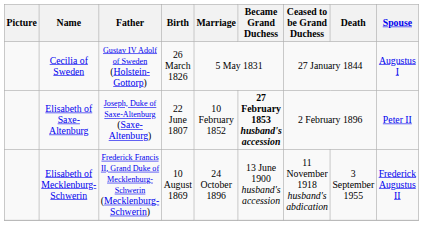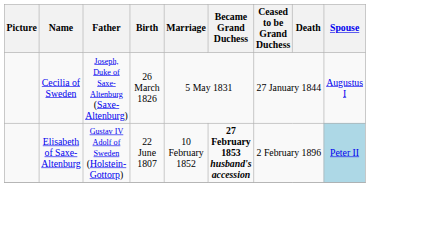(130, 66) Gustav IV Adolf of Sweden (Holstein-Gottorp) -> (106, 88) Joseph, Duke of Saxe-Altenburg (Saxe-Altenburg)
(130, 120) Joseph, Duke of Saxe-Altenburg (Saxe-Altenburg) -> (106, 153) Gustav IV Adolf of Sweden (Holstein-Gottorp)
(397, 120) no background -> (345, 152) lightblue background
- row: (69, 184)
